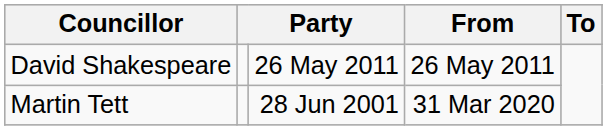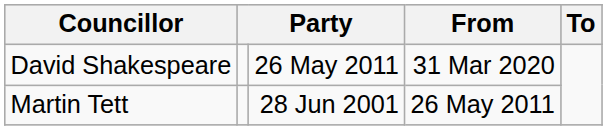(483, 64) 26 May 2011 -> (484, 64) 31 Mar 2020
(484, 104) 31 Mar 2020 -> (483, 104) 26 May 2011
